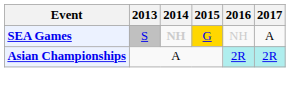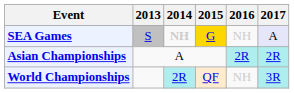(270, 36) no background -> (273, 36) lavender background
+ row: (68, 78)
